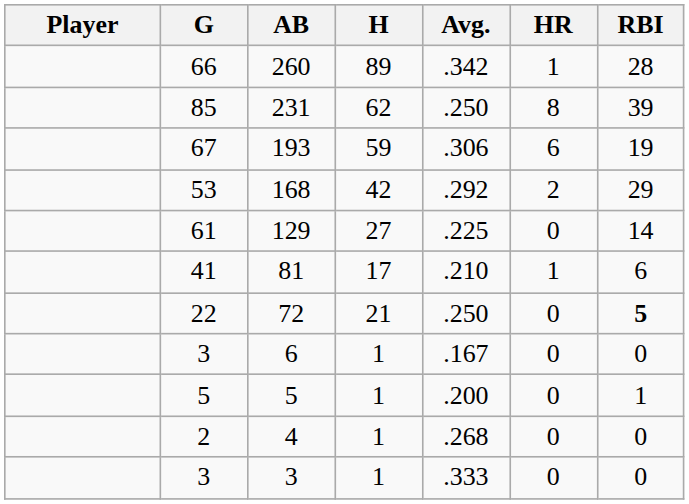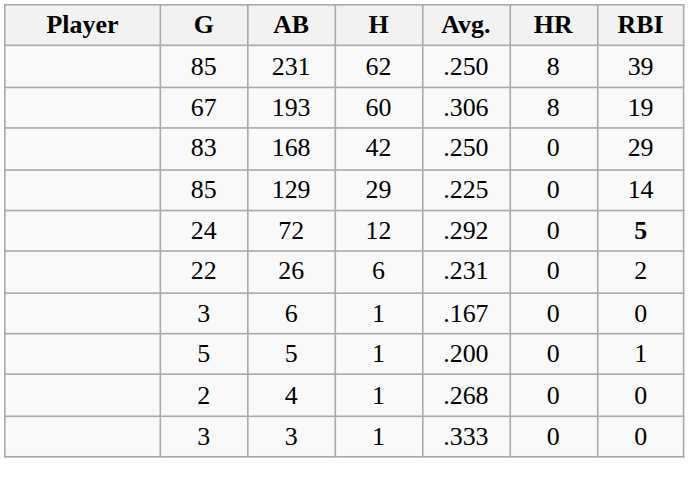- row: (291, 66)
(378, 148) 59 -> (378, 107) 60
(553, 148) 6 -> (553, 107) 8
(204, 189) 53 -> (204, 148) 83
(466, 189) .292 -> (466, 148) .250
(553, 189) 2 -> (553, 148) 0
(204, 230) 61 -> (204, 189) 85
(378, 230) 27 -> (378, 189) 29
- row: (291, 271)
(204, 312) 22 -> (204, 230) 24
(378, 312) 21 -> (378, 230) 12
(466, 312) .250 -> (466, 230) .292
+ row: (291, 271)
